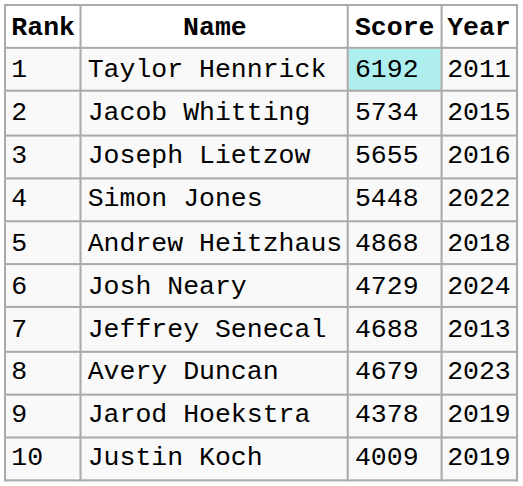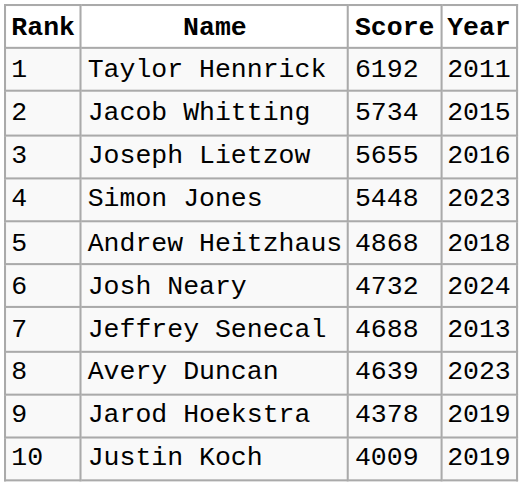(387, 70) paleturquoise background -> (387, 70) no background
(479, 200) 2022 -> (479, 200) 2023
(387, 286) 4729 -> (387, 286) 4732
(387, 372) 4679 -> (387, 372) 4639
